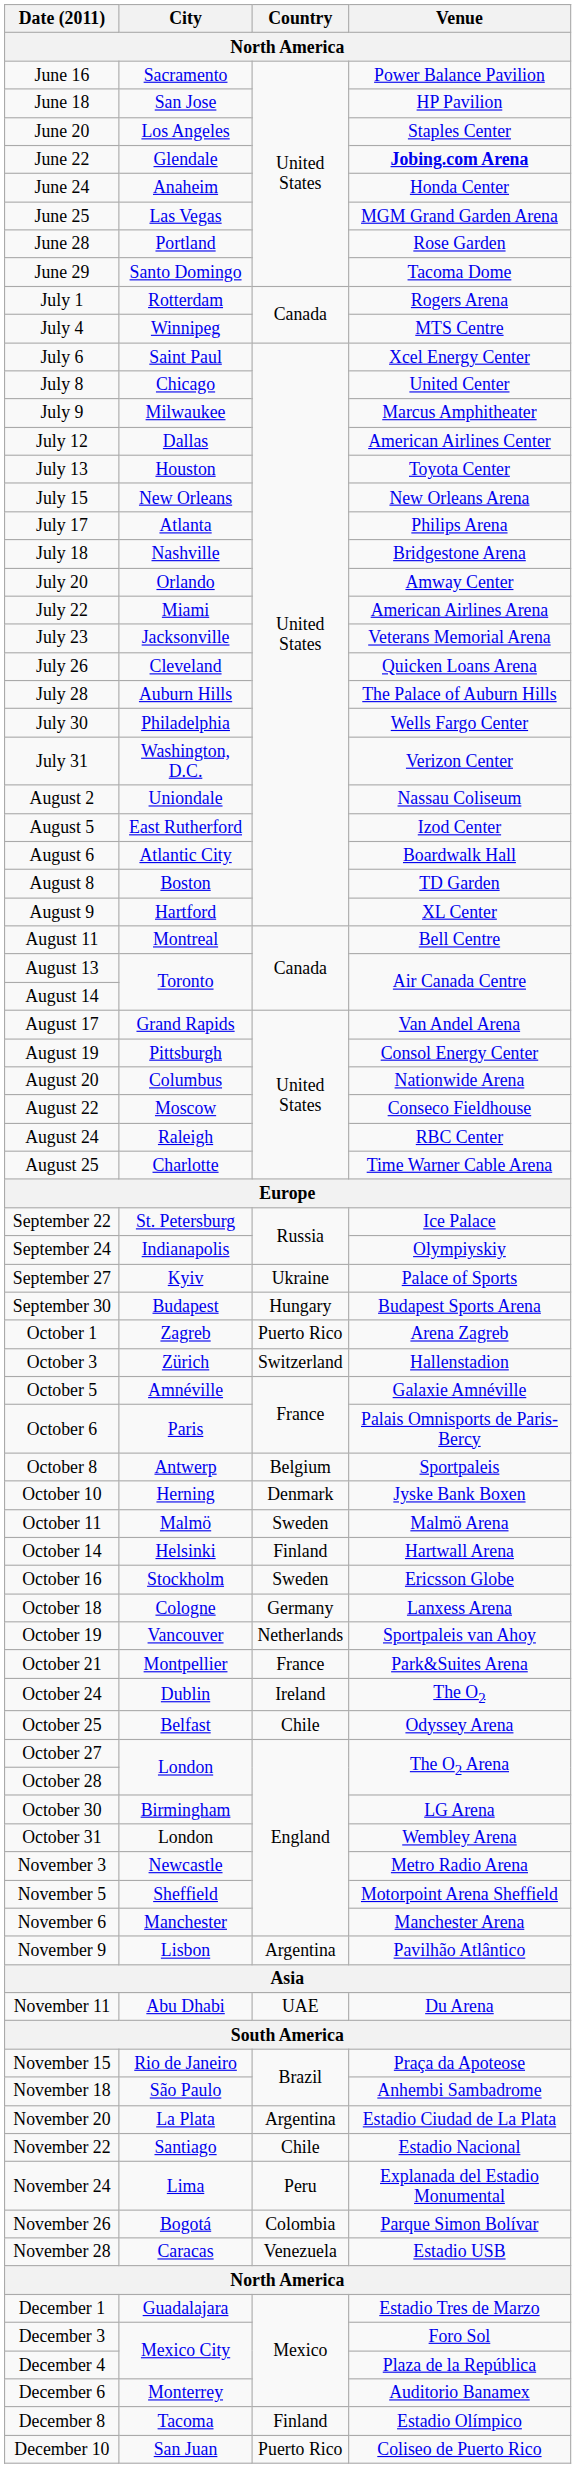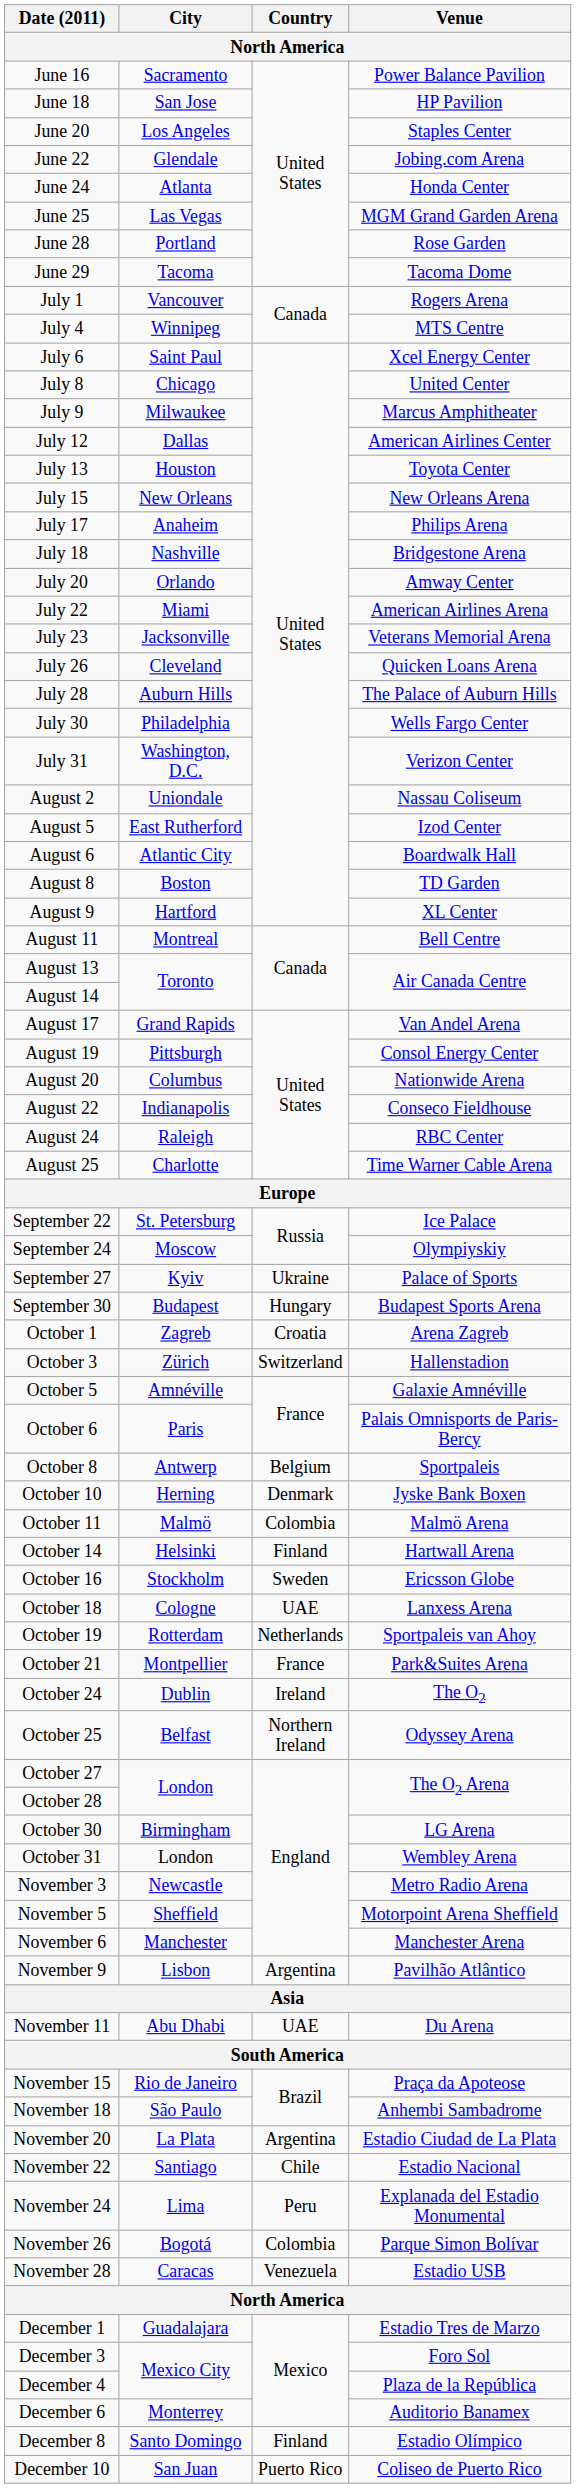(459, 159) bold -> (459, 159) normal
(186, 187) Anaheim -> (186, 187) Atlanta
(186, 272) Santo Domingo -> (186, 272) Tacoma
(186, 300) Rotterdam -> (186, 300) Vancouver
(186, 525) Atlanta -> (186, 525) Anaheim
(186, 1108) Moscow -> (186, 1108) Indianapolis
(186, 1249) Indianapolis -> (186, 1249) Moscow
(300, 1334) Puerto Rico -> (300, 1334) Croatia
(300, 1523) Sweden -> (300, 1523) Colombia
(300, 1607) Germany -> (300, 1607) UAE
(186, 1635) Vancouver -> (186, 1635) Rotterdam
(300, 1725) Chile -> (300, 1734) Northern Ireland
(186, 2420) Tacoma -> (186, 2440) Santo Domingo
